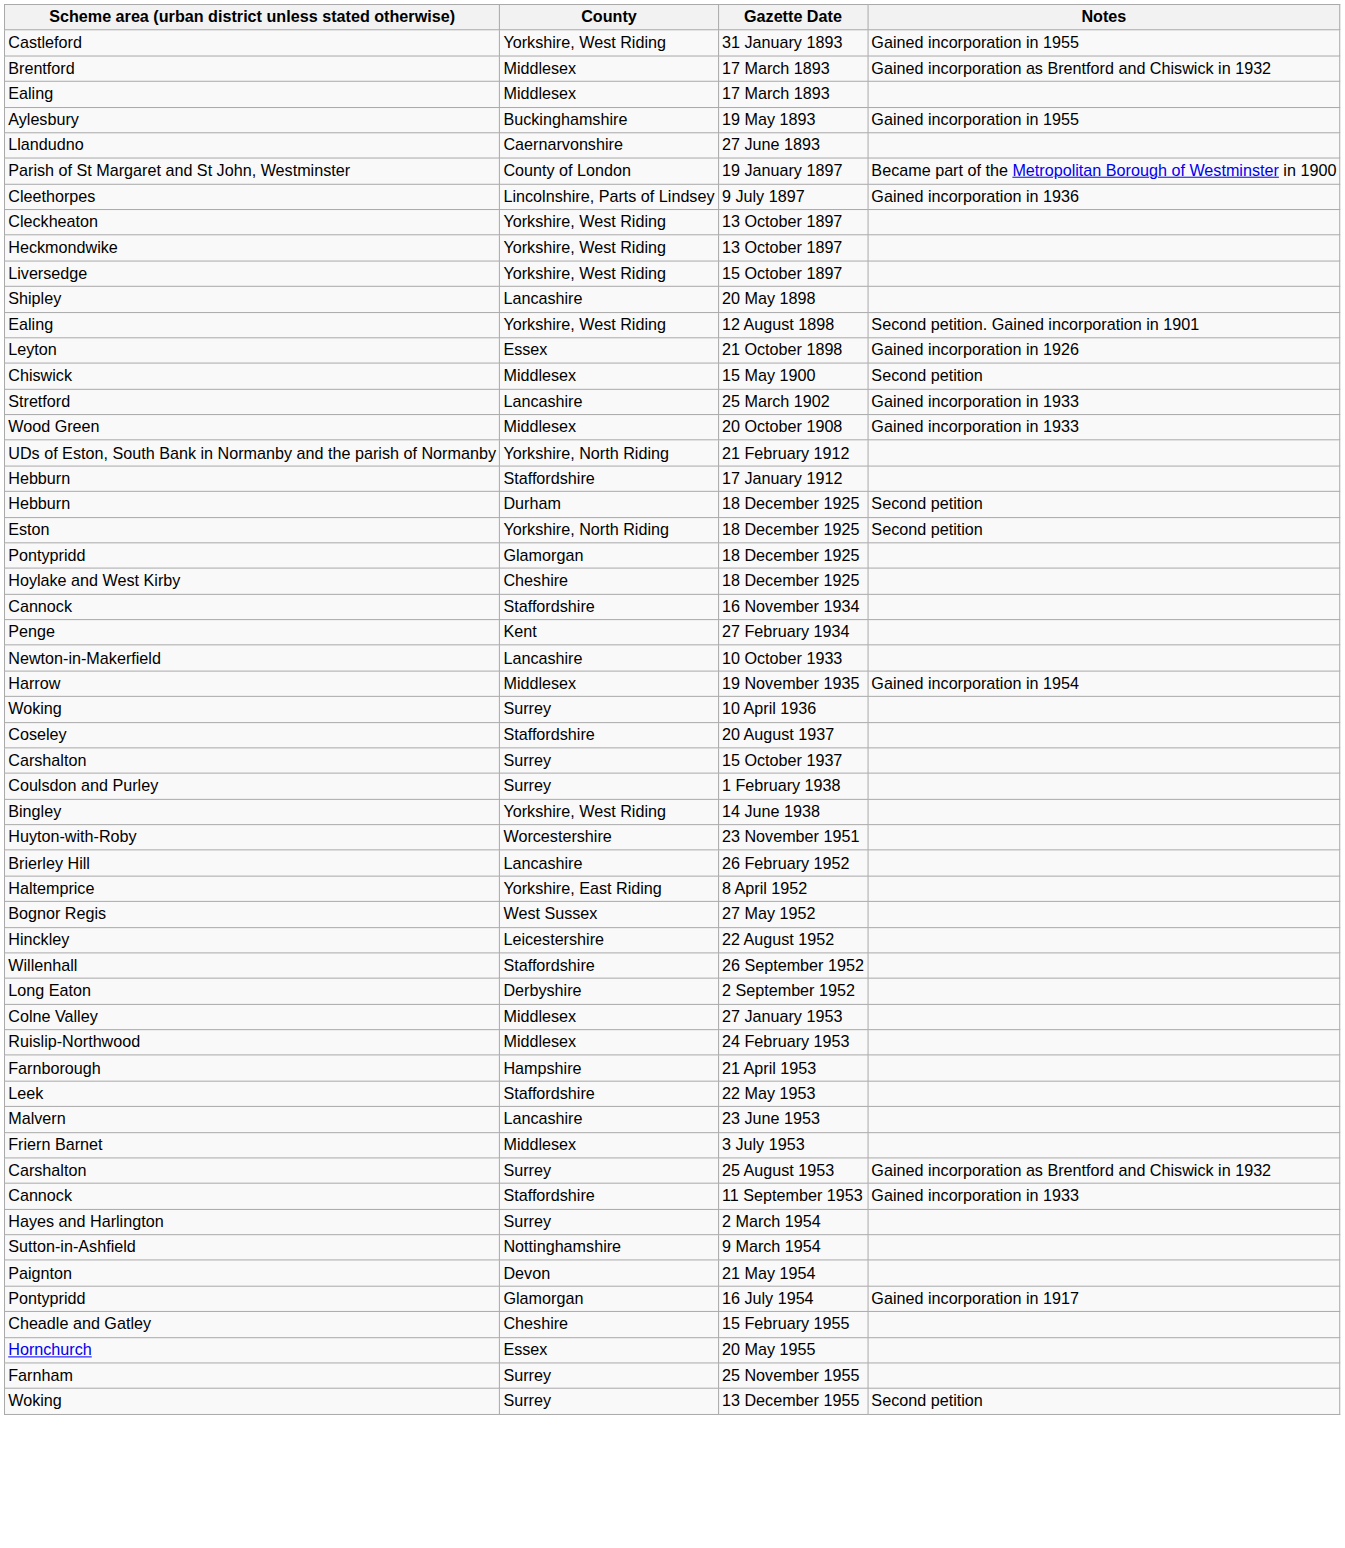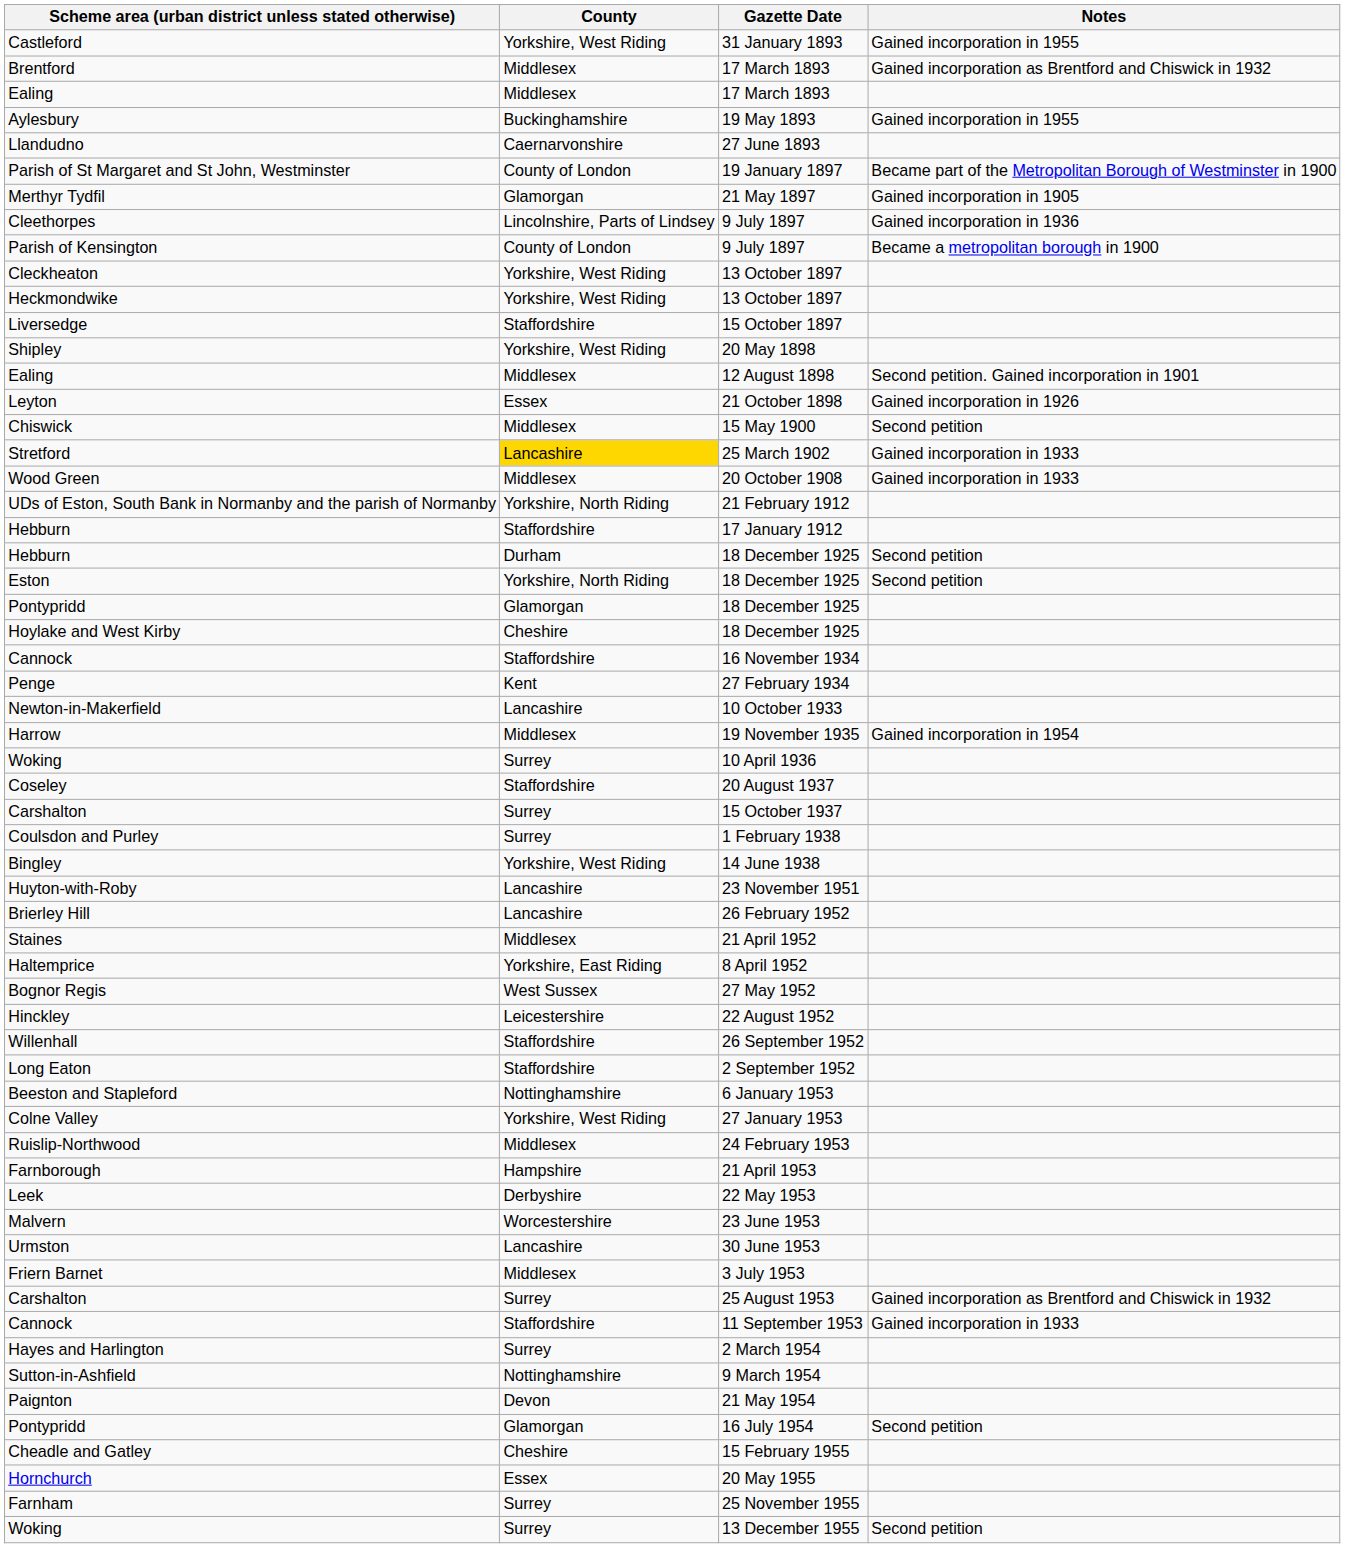+ row: (57, 196)
+ row: (83, 247)
(585, 273) Yorkshire, West Riding -> (549, 324) Staffordshire
(543, 299) Lancashire -> (585, 350) Yorkshire, West Riding
(585, 324) Yorkshire, West Riding -> (540, 376) Middlesex
(543, 401) no background -> (543, 453) gold background
(558, 837) Worcestershire -> (543, 888) Lancashire
+ row: (35, 939)
(542, 991) Derbyshire -> (549, 1068) Staffordshire
+ row: (93, 1093)
(540, 1016) Middlesex -> (585, 1119) Yorkshire, West Riding
(549, 1093) Staffordshire -> (542, 1196) Derbyshire
(543, 1119) Lancashire -> (558, 1221) Worcestershire
+ row: (39, 1247)
(975, 1298) Gained incorporation in 1917 -> (927, 1426) Second petition
